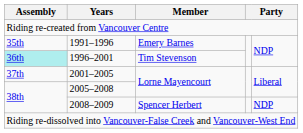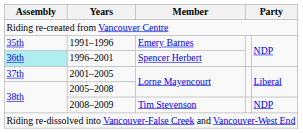(167, 58) Tim Stevenson -> (170, 58) Spencer Herbert
(170, 105) Spencer Herbert -> (167, 105) Tim Stevenson
